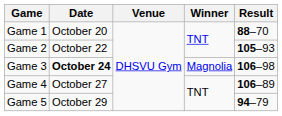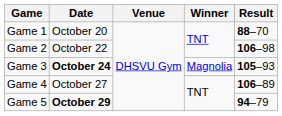(256, 48) 105–93 -> (256, 48) 106–98
(256, 66) 106–98 -> (256, 66) 105–93
(80, 102) normal -> (81, 102) bold
